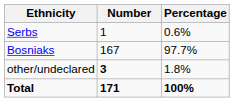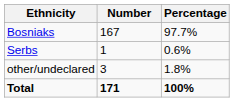rows swapped: (31, 50) <-> (22, 32)
(103, 69) bold -> (103, 69) normal
